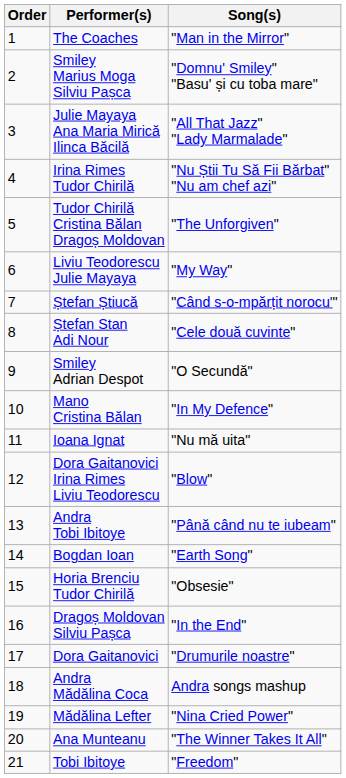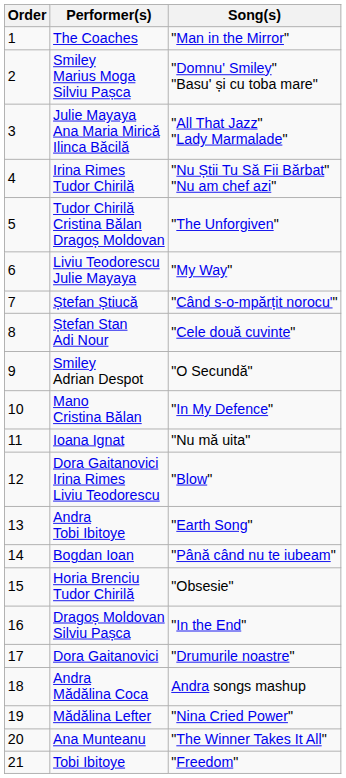(254, 525) "Până când nu te iubeam" -> (212, 525) "Earth Song"
(212, 556) "Earth Song" -> (254, 556) "Până când nu te iubeam"
